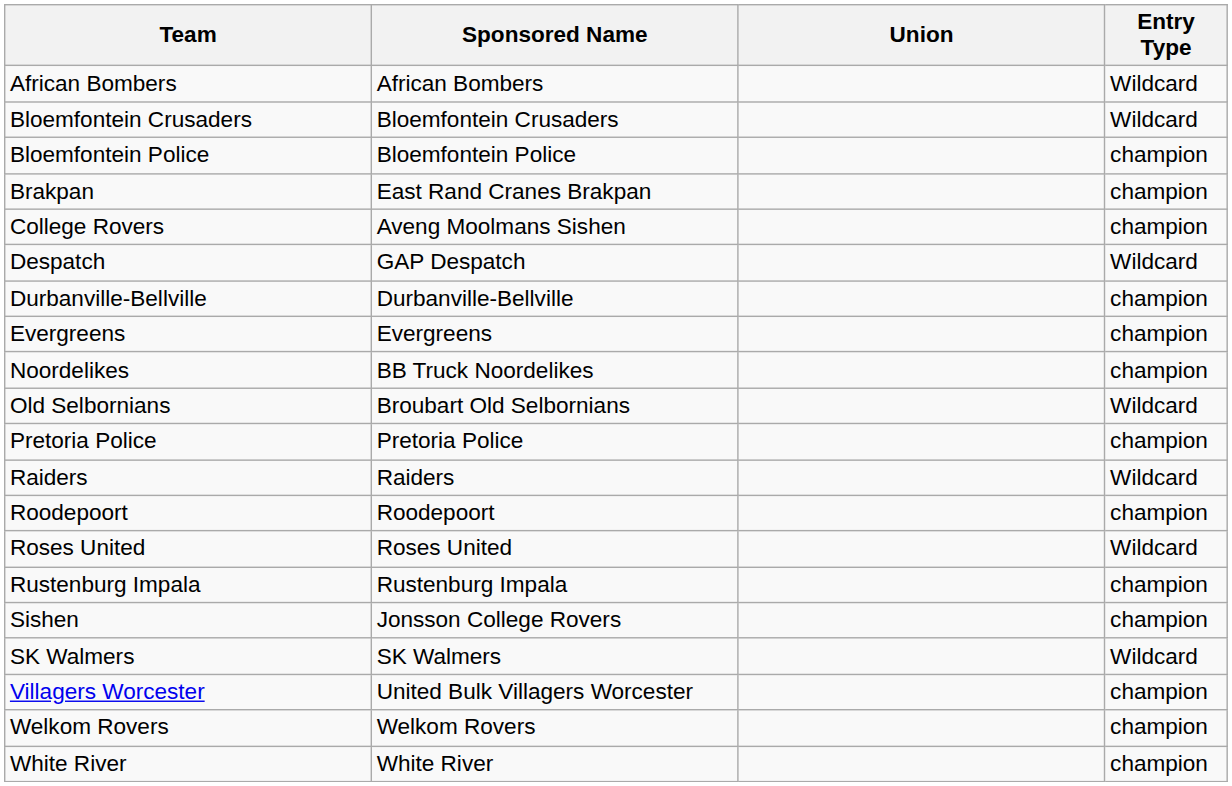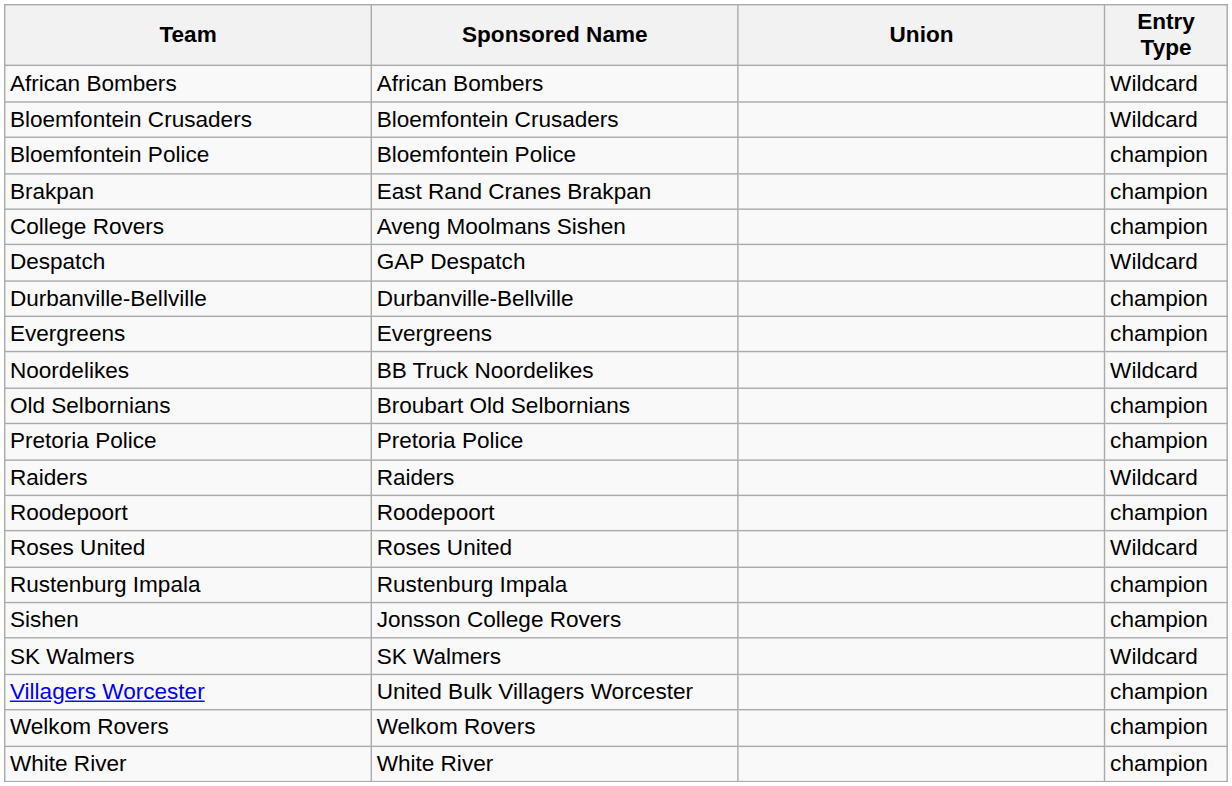(1159, 369) champion -> (1154, 369) Wildcard
(1154, 405) Wildcard -> (1159, 405) champion
